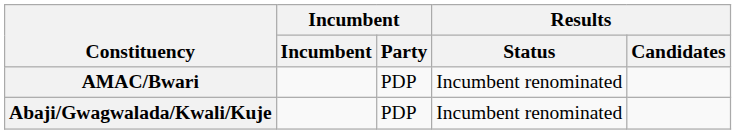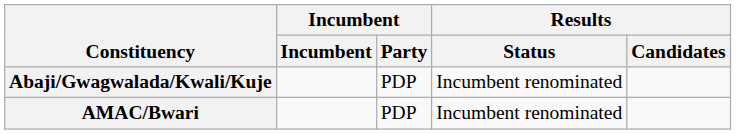rows swapped: (140, 112) <-> (140, 81)
